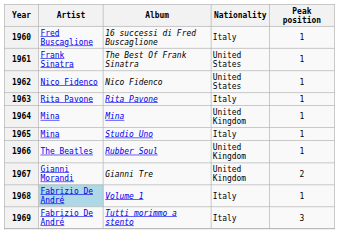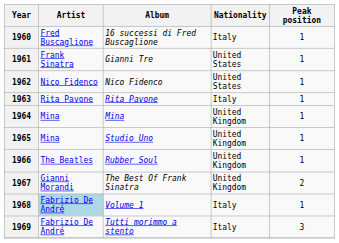(146, 59) The Best Of Frank Sinatra -> (129, 59) Gianni Tre
(225, 134) Italy -> (229, 139) United Kingdom
(129, 174) Gianni Tre -> (146, 183) The Best Of Frank Sinatra
